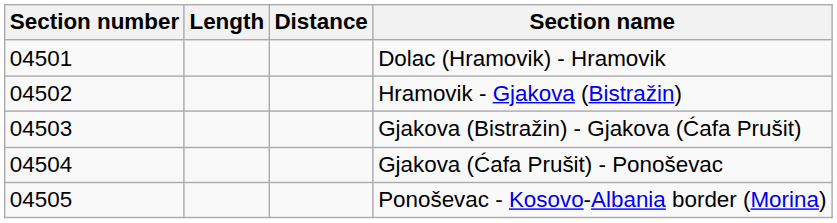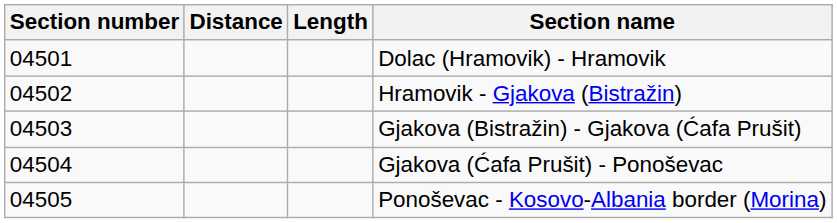columns swapped: (227, 22) <-> (321, 22)
